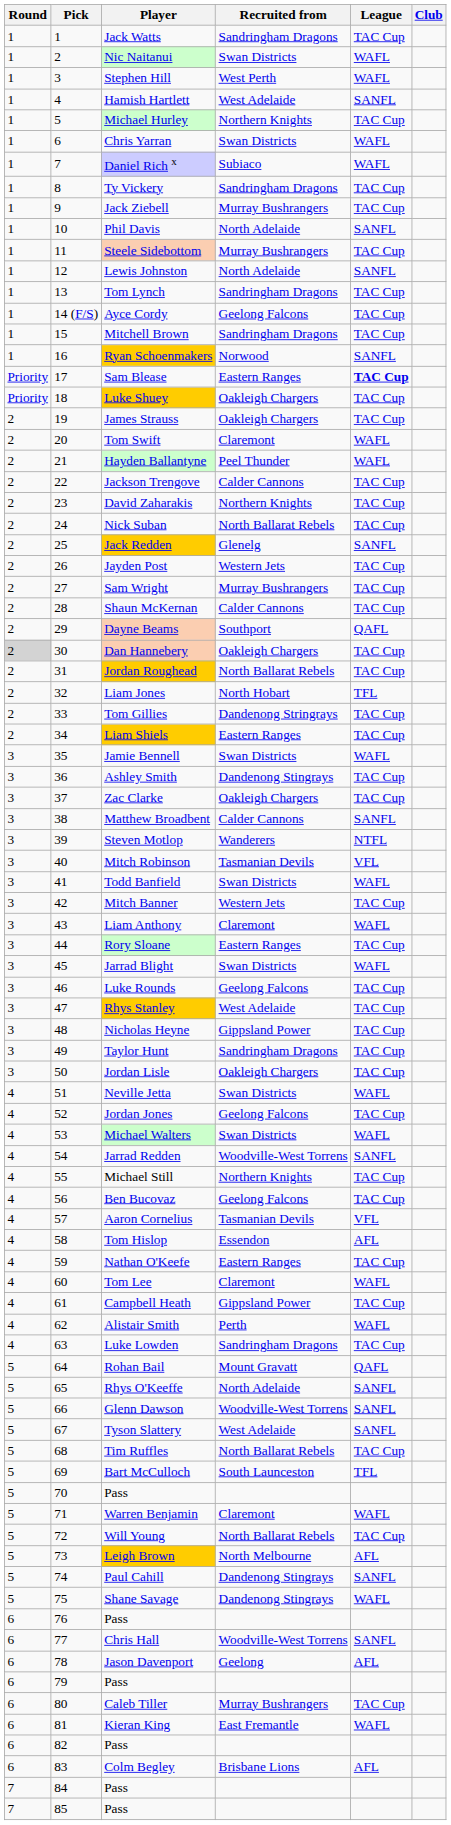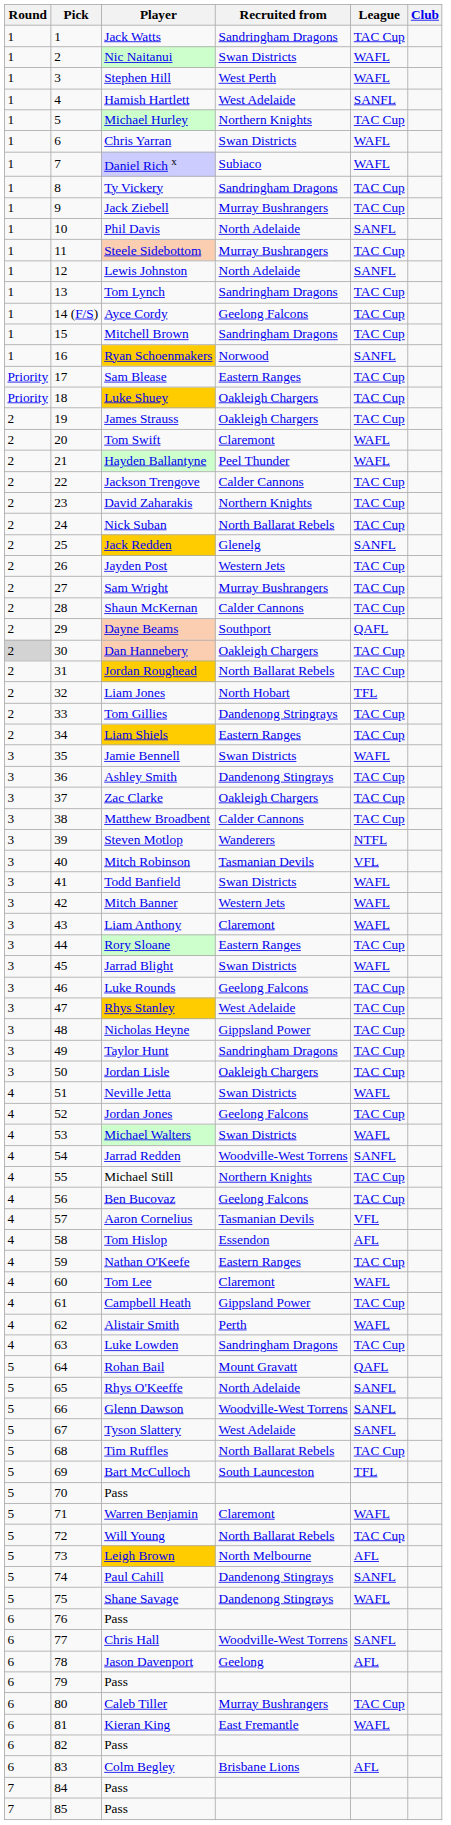(381, 376) bold -> (379, 376) normal
(375, 818) SANFL -> (379, 818) TAC Cup
(379, 903) TAC Cup -> (372, 903) WAFL
